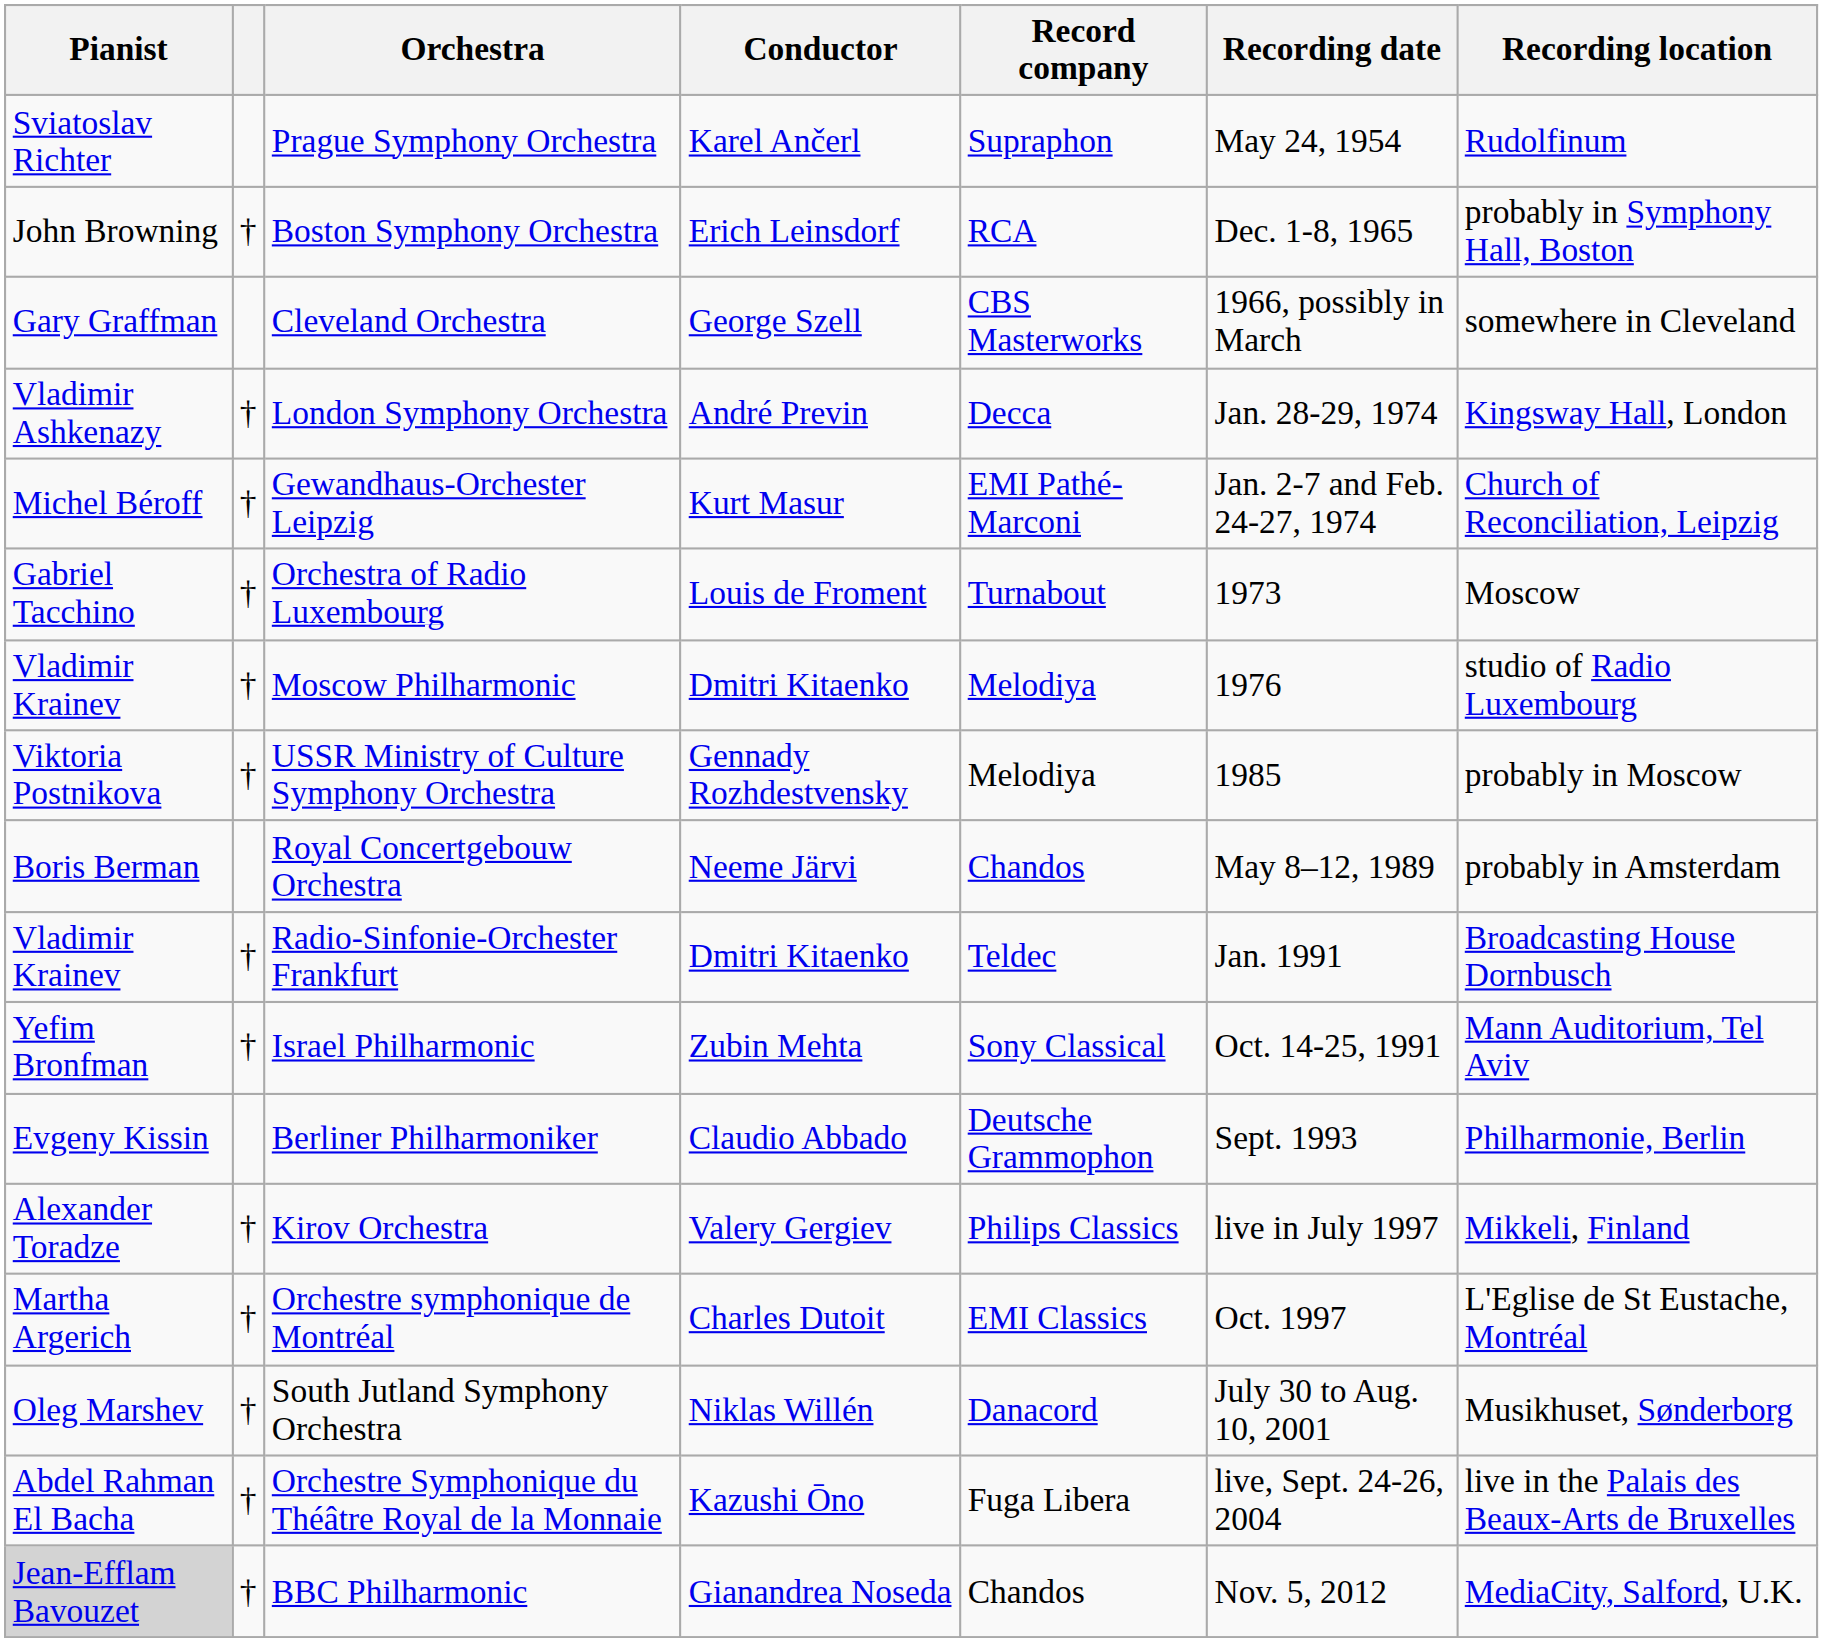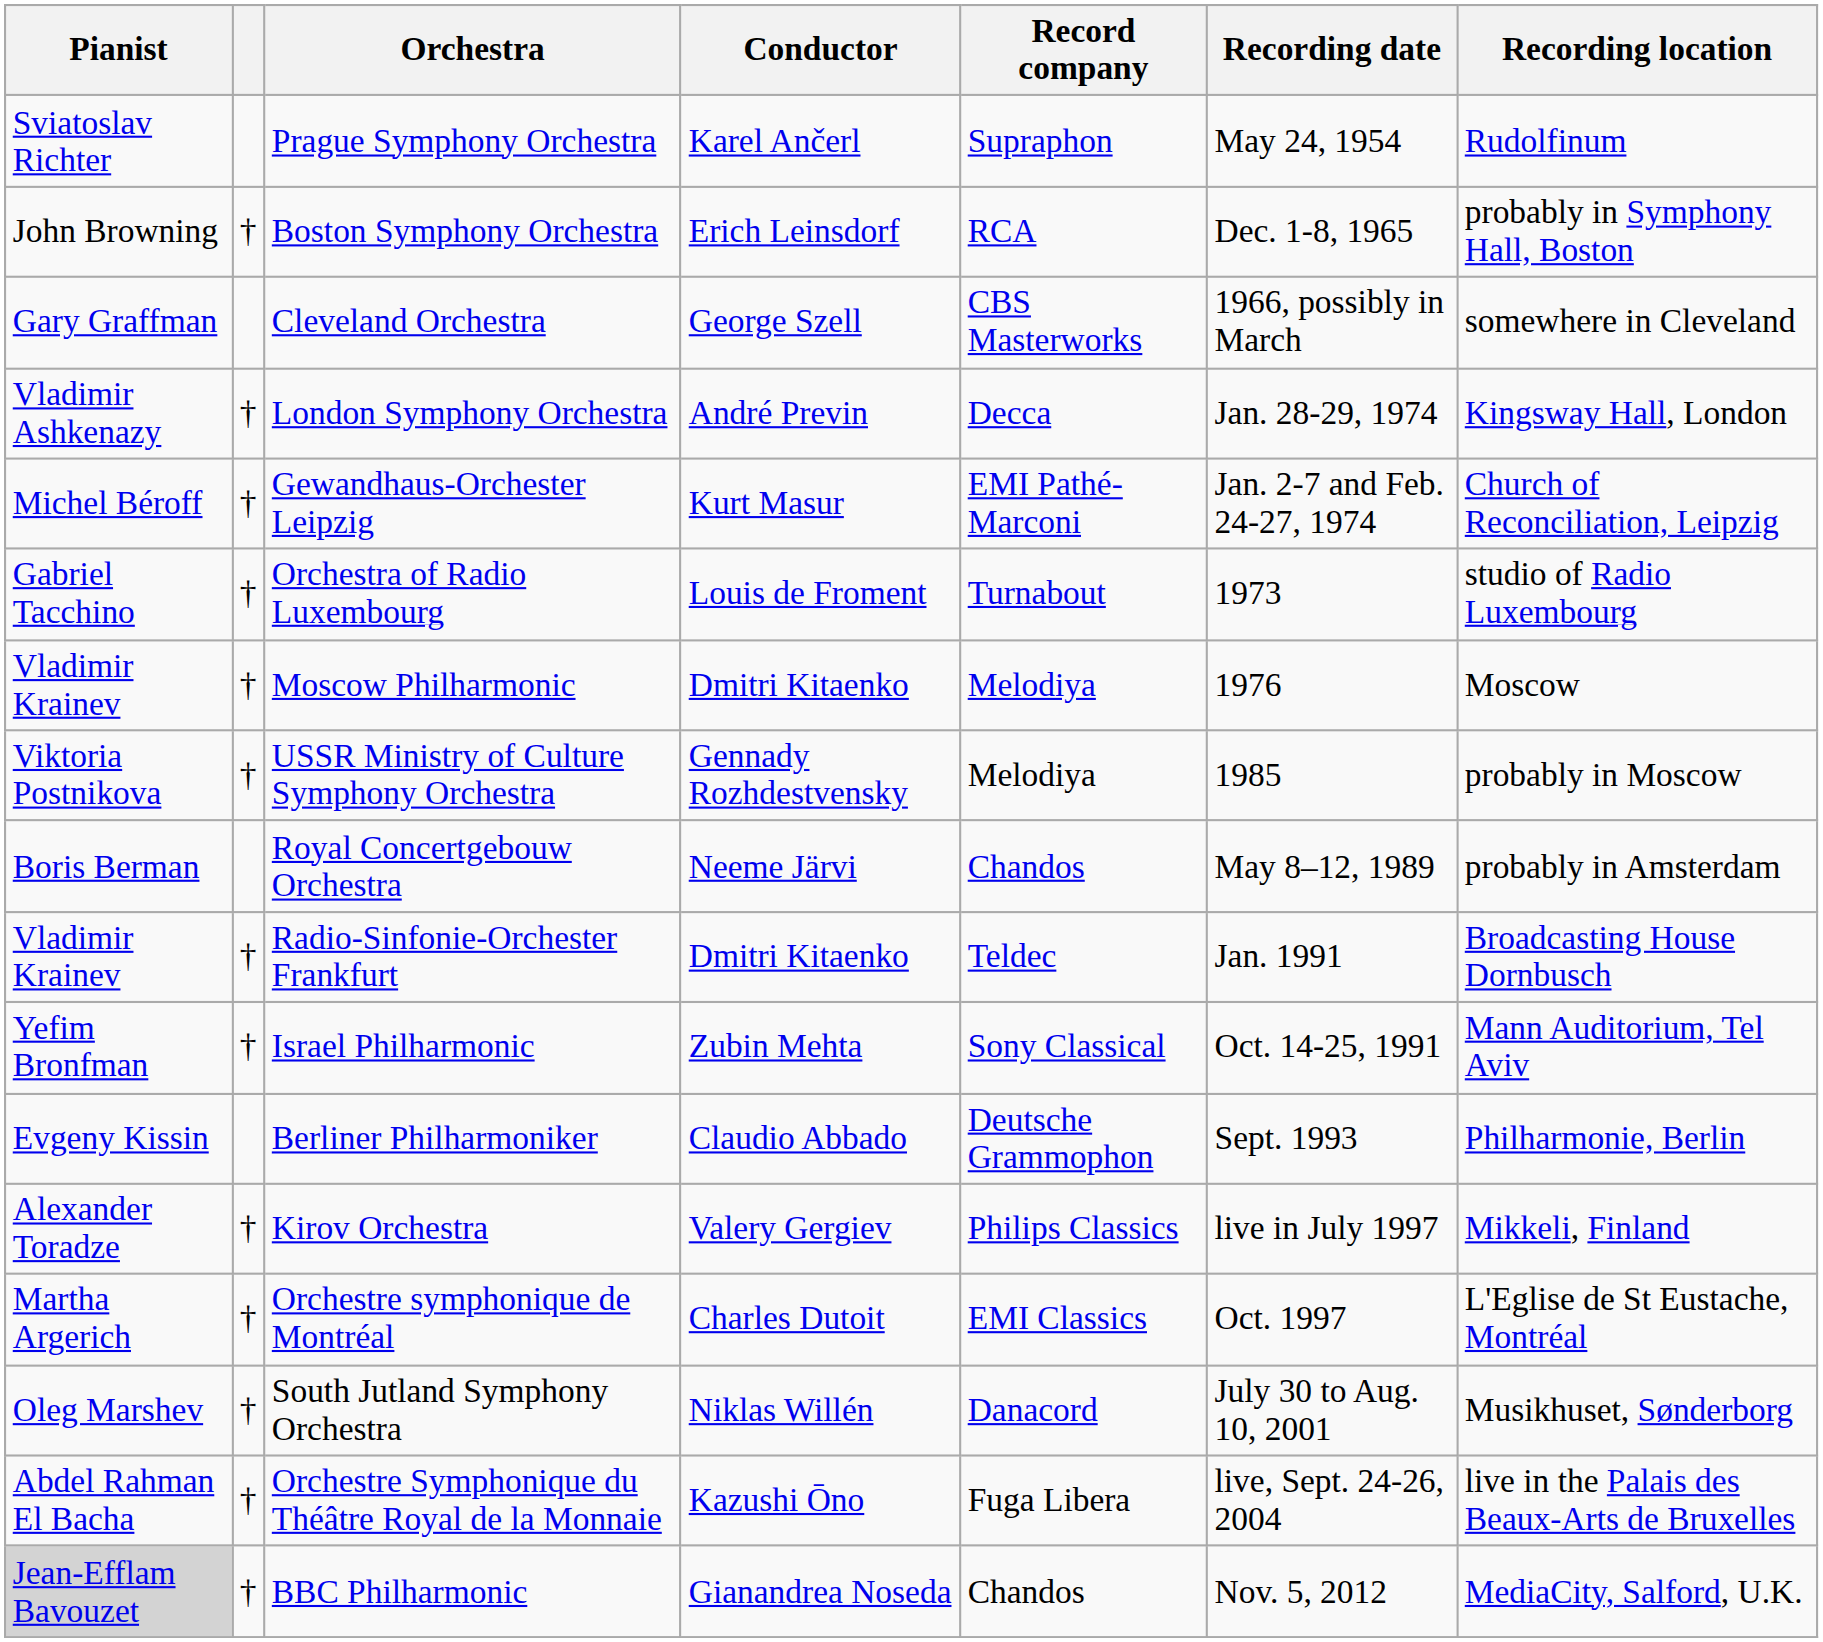(1522, 593) Moscow -> (1568, 593) studio of Radio Luxembourg
(1568, 684) studio of Radio Luxembourg -> (1522, 684) Moscow
